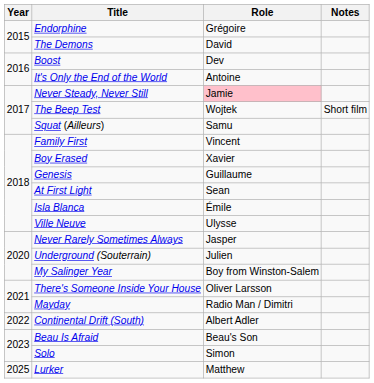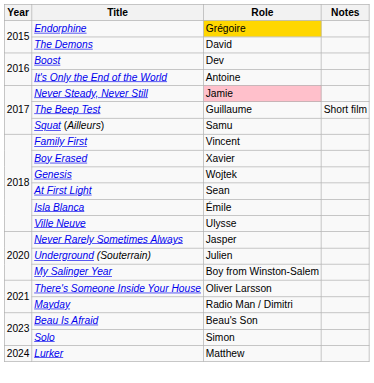(226, 28) no background -> (226, 28) gold background
(221, 110) Wojtek -> (229, 110) Guillaume
(229, 175) Guillaume -> (221, 175) Wojtek
- row: (89, 321)
(18, 369) 2025 -> (18, 353) 2024
